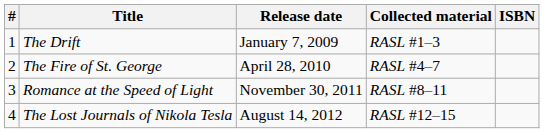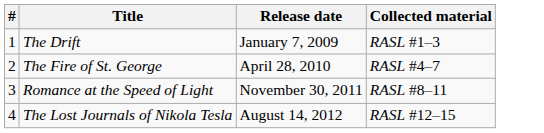- column: (517, 16)
